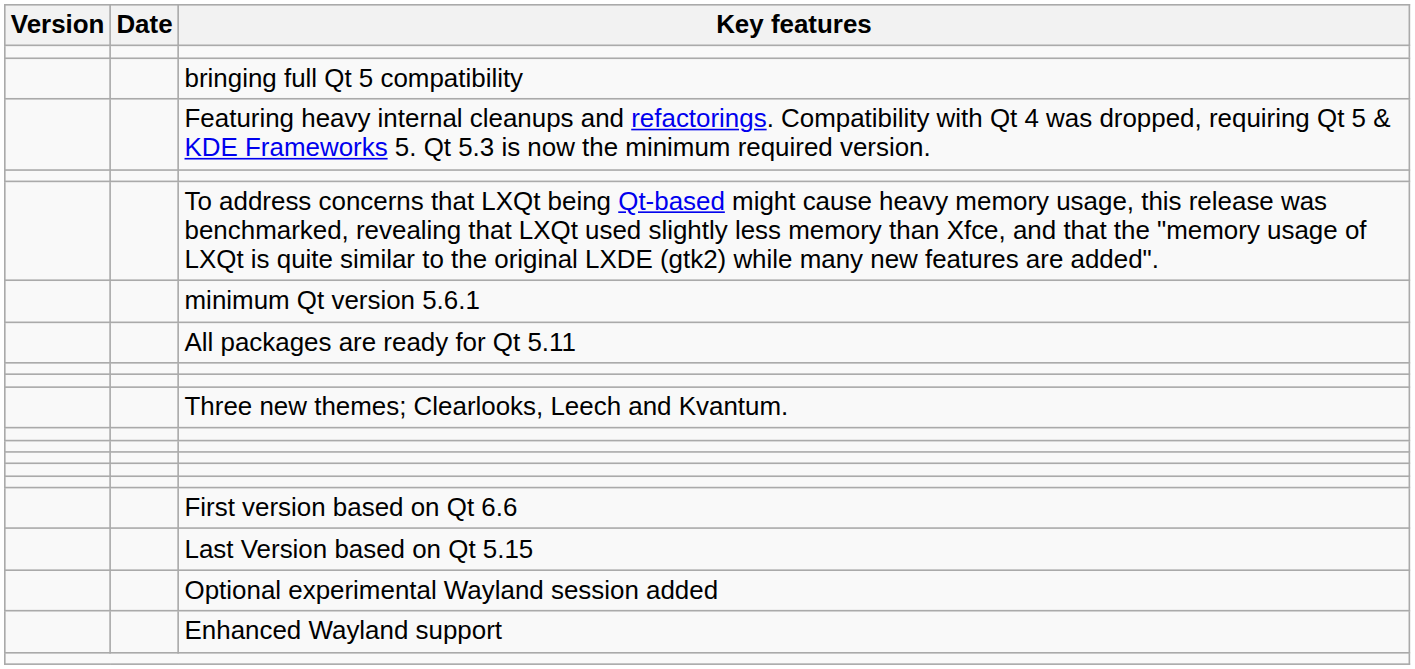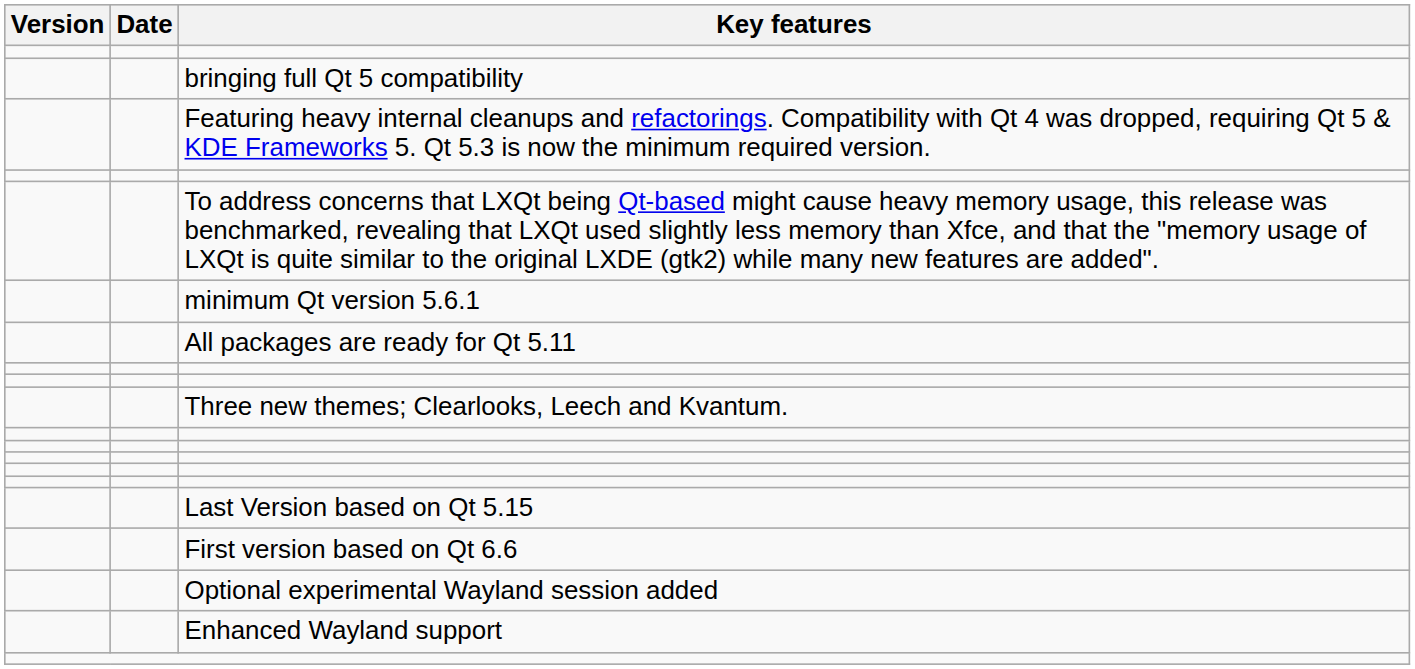rows swapped: (58, 549) <-> (58, 508)
